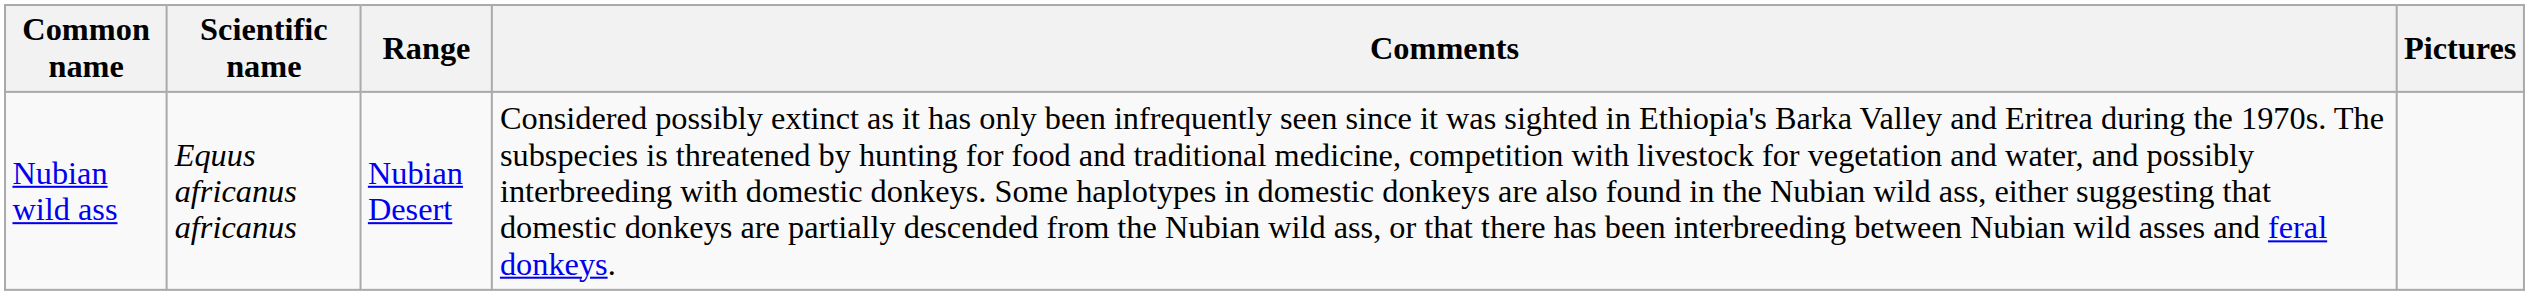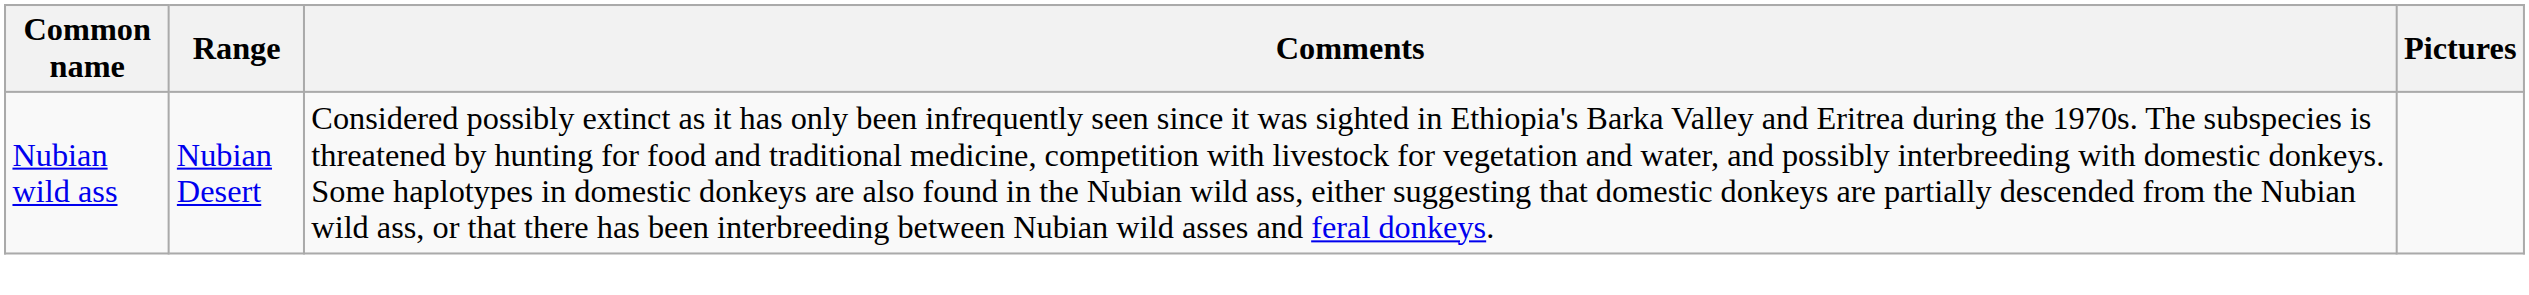- column: (264, 48)
